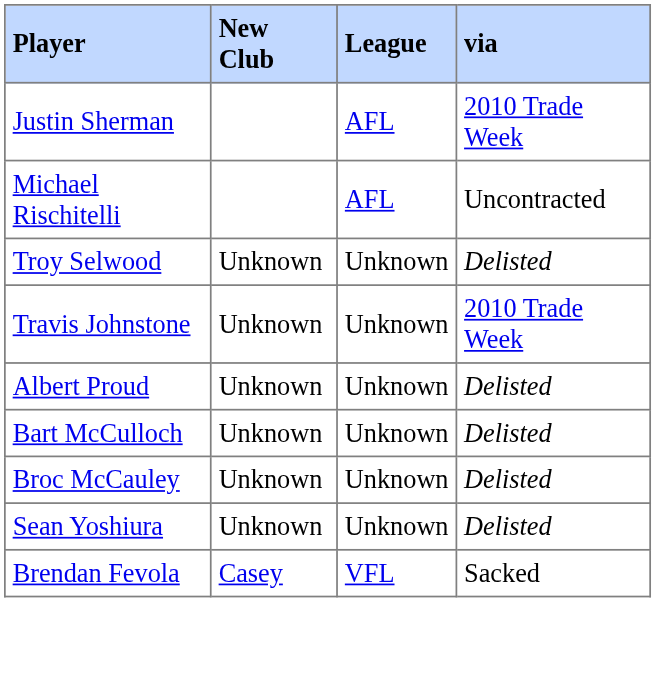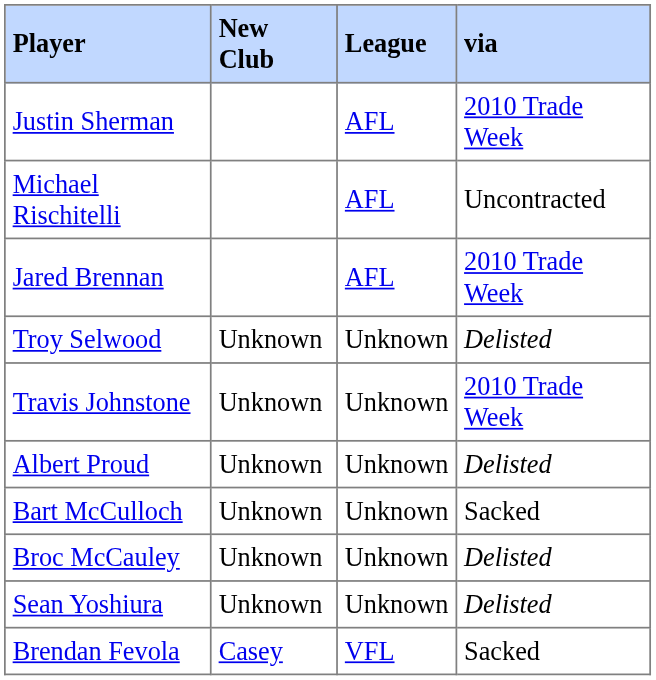+ row: (88, 276)
(508, 432) Delisted -> (502, 510) Sacked
